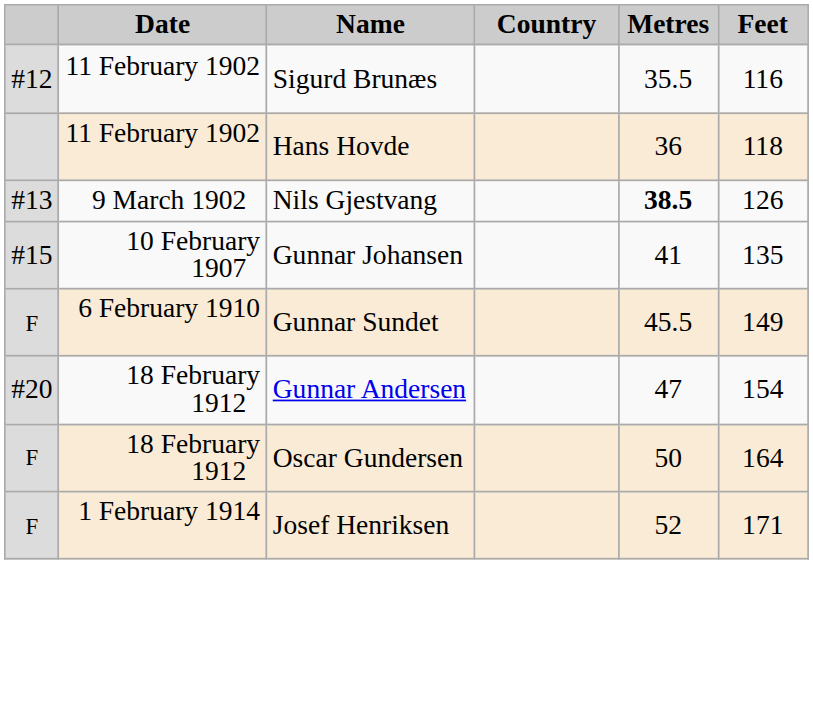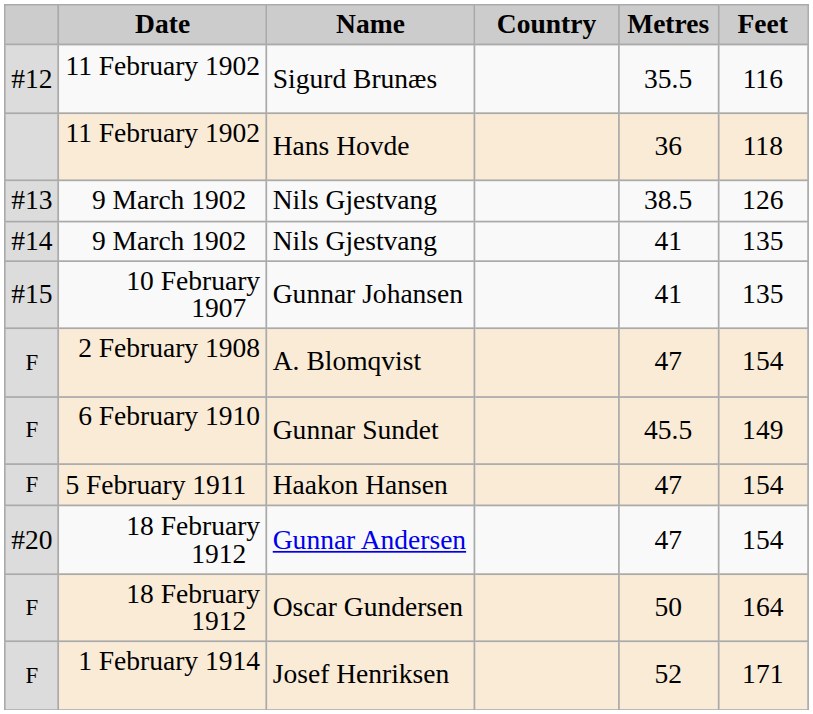(668, 200) bold -> (668, 200) normal
+ row: (32, 240)
+ row: (32, 363)
+ row: (32, 485)
